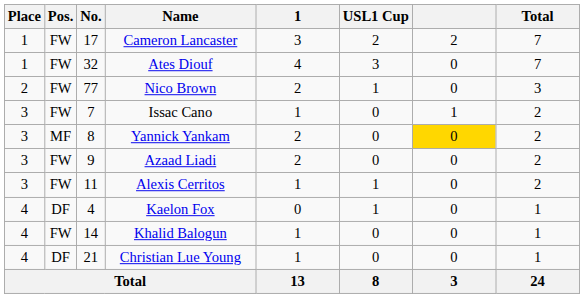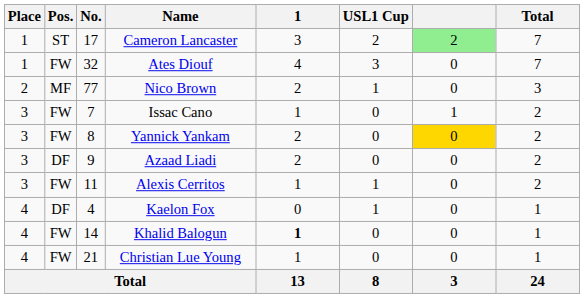(61, 40) FW -> (61, 40) ST
(454, 40) no background -> (454, 40) lightgreen background
(61, 88) FW -> (61, 88) MF
(61, 137) MF -> (61, 137) FW
(61, 161) FW -> (61, 161) DF
(298, 233) normal -> (298, 233) bold
(61, 257) DF -> (61, 257) FW
